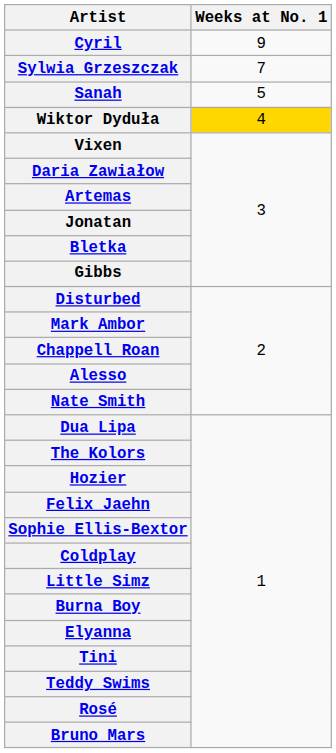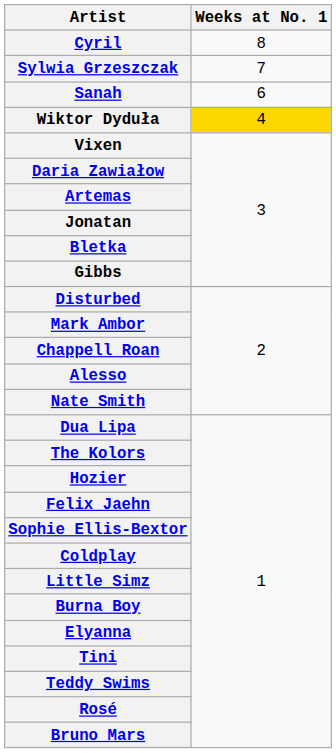(261, 43) 9 -> (261, 43) 8
(261, 94) 5 -> (261, 94) 6
